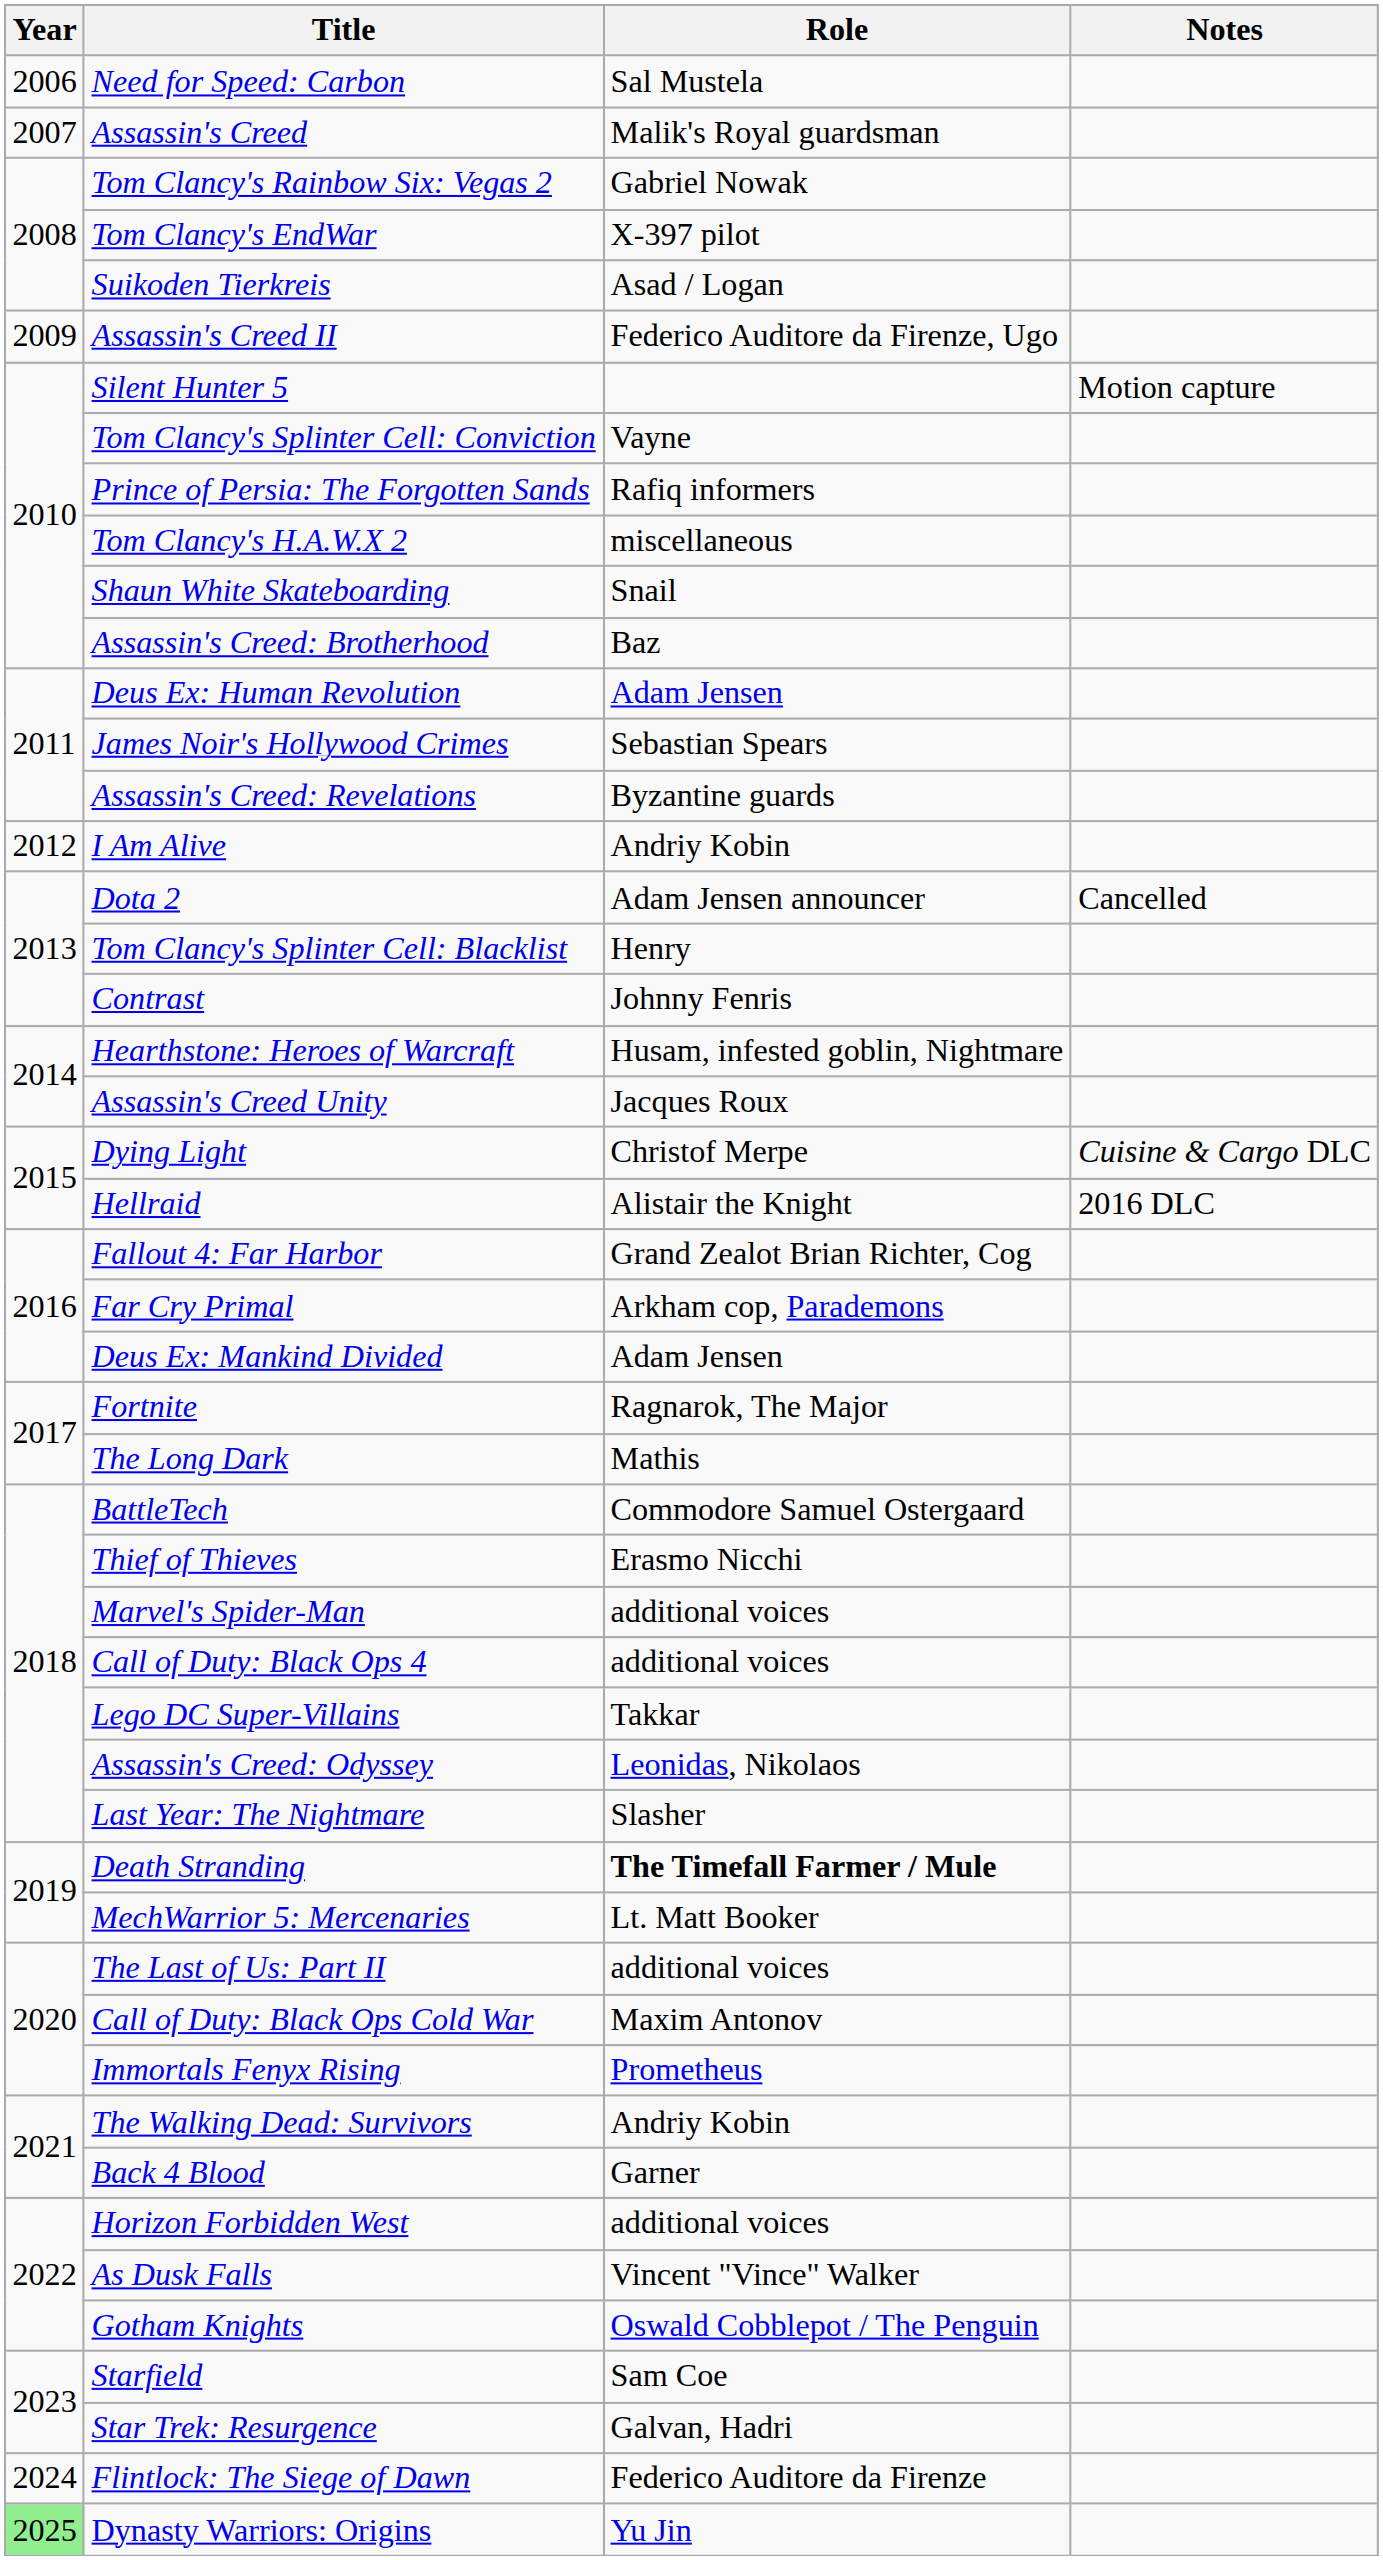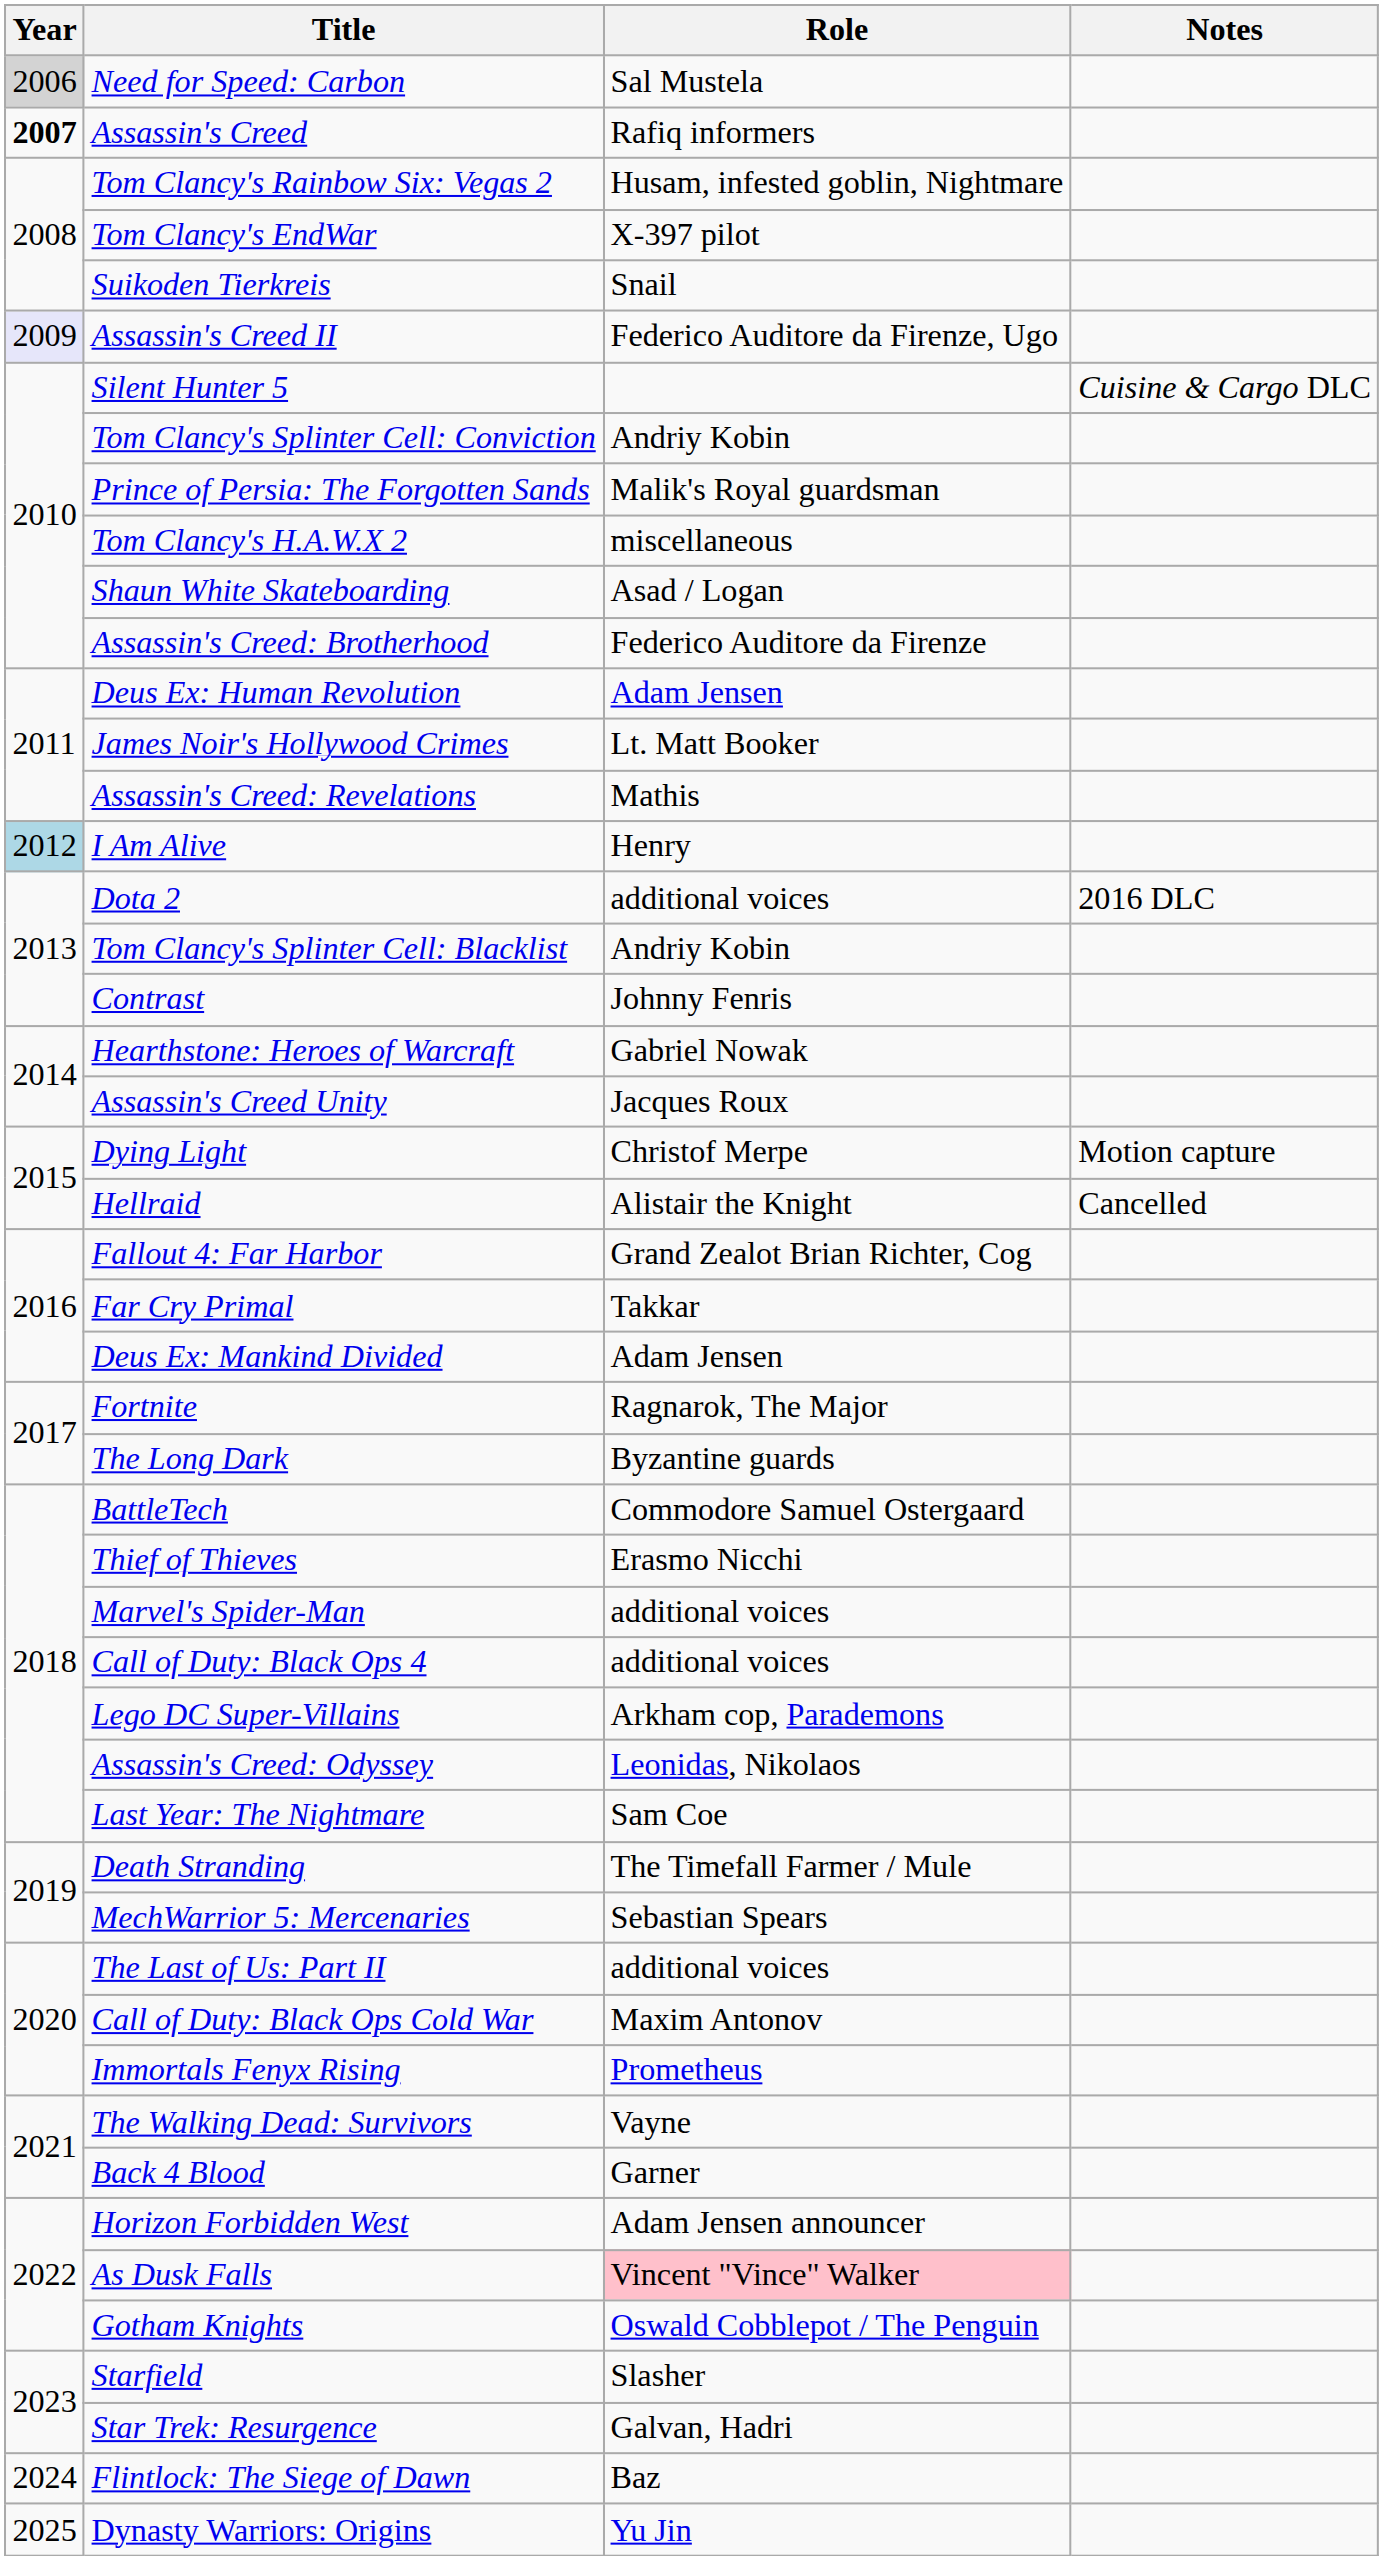(45, 81) no background -> (45, 81) lightgrey background
(45, 132) normal -> (45, 132) bold
(775, 132) Malik's Royal guardsman -> (713, 132) Rafiq informers
(709, 183) Gabriel Nowak -> (837, 183) Husam, infested goblin, Nightmare
(697, 285) Asad / Logan -> (644, 285) Snail
(45, 336) no background -> (45, 336) lavender background
(1177, 387) Motion capture -> (1225, 387) Cuisine & Cargo DLC
(651, 438) Vayne -> (700, 438) Andriy Kobin
(713, 489) Rafiq informers -> (775, 489) Malik's Royal guardsman
(644, 591) Snail -> (697, 591) Asad / Logan
(636, 642) Baz -> (799, 642) Federico Auditore da Firenze
(719, 744) Sebastian Spears -> (715, 744) Lt. Matt Booker
(723, 795) Byzantine guards -> (655, 795) Mathis
(45, 846) no background -> (45, 846) lightblue background
(700, 846) Andriy Kobin -> (651, 846) Henry
(768, 897) Adam Jensen announcer -> (720, 897) additional voices
(1143, 897) Cancelled -> (1147, 897) 2016 DLC
(651, 948) Henry -> (700, 948) Andriy Kobin
(837, 1050) Husam, infested goblin, Nightmare -> (709, 1050) Gabriel Nowak
(1225, 1152) Cuisine & Cargo DLC -> (1177, 1152) Motion capture
(1147, 1203) 2016 DLC -> (1143, 1203) Cancelled
(777, 1305) Arkham cop, Parademons -> (655, 1305) Takkar
(655, 1458) Mathis -> (723, 1458) Byzantine guards
(655, 1713) Takkar -> (777, 1713) Arkham cop, Parademons
(658, 1815) Slasher -> (669, 1815) Sam Coe
(803, 1866) bold -> (791, 1866) normal
(715, 1917) Lt. Matt Booker -> (719, 1917) Sebastian Spears
(700, 2121) Andriy Kobin -> (651, 2121) Vayne
(720, 2223) additional voices -> (768, 2223) Adam Jensen announcer
(765, 2274) no background -> (765, 2274) pink background
(669, 2376) Sam Coe -> (658, 2376) Slasher
(799, 2478) Federico Auditore da Firenze -> (636, 2478) Baz
(45, 2529) lightgreen background -> (45, 2529) no background
